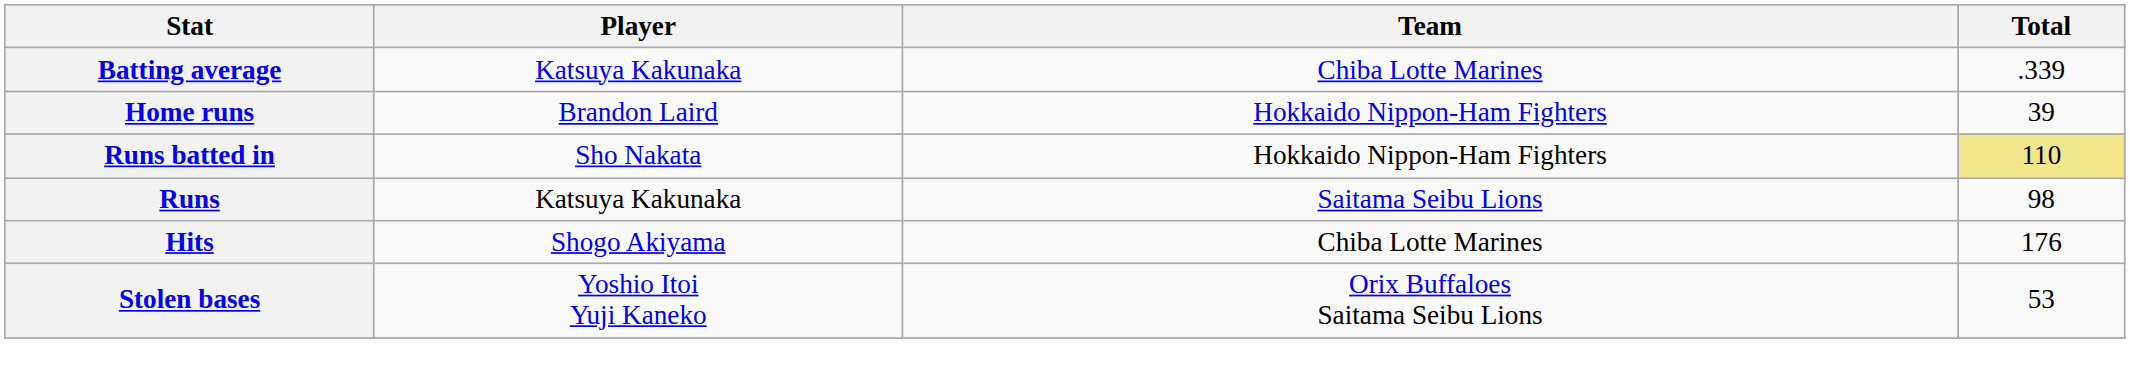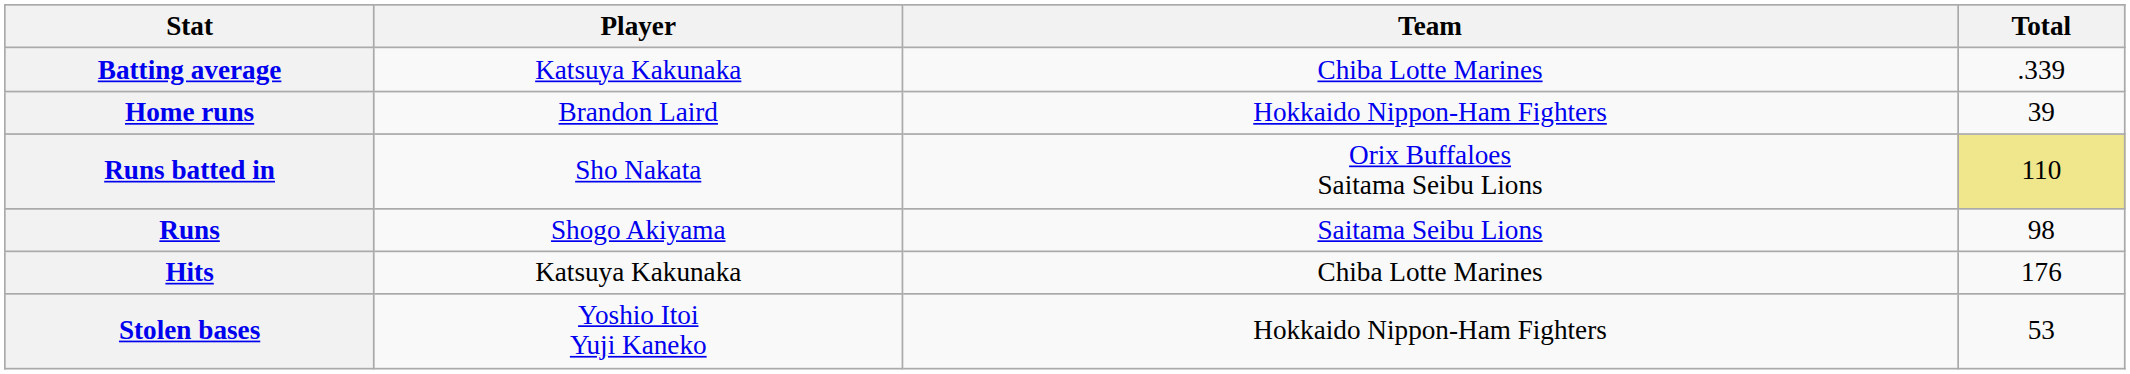(1430, 155) Hokkaido Nippon-Ham Fighters -> (1430, 170) Orix Buffaloes Saitama Seibu Lions
(638, 198) Katsuya Kakunaka -> (638, 229) Shogo Akiyama
(638, 241) Shogo Akiyama -> (638, 272) Katsuya Kakunaka
(1430, 300) Orix Buffaloes Saitama Seibu Lions -> (1430, 330) Hokkaido Nippon-Ham Fighters
